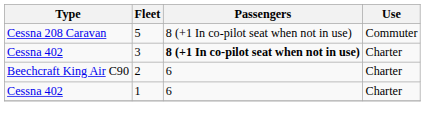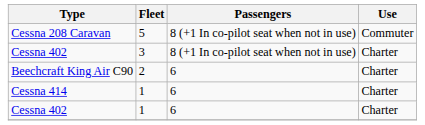(263, 52) bold -> (263, 52) normal
+ row: (39, 91)
